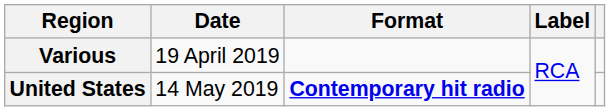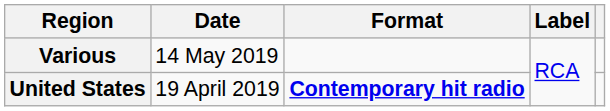(217, 55) 19 April 2019 -> (217, 55) 14 May 2019
(217, 88) 14 May 2019 -> (217, 88) 19 April 2019
